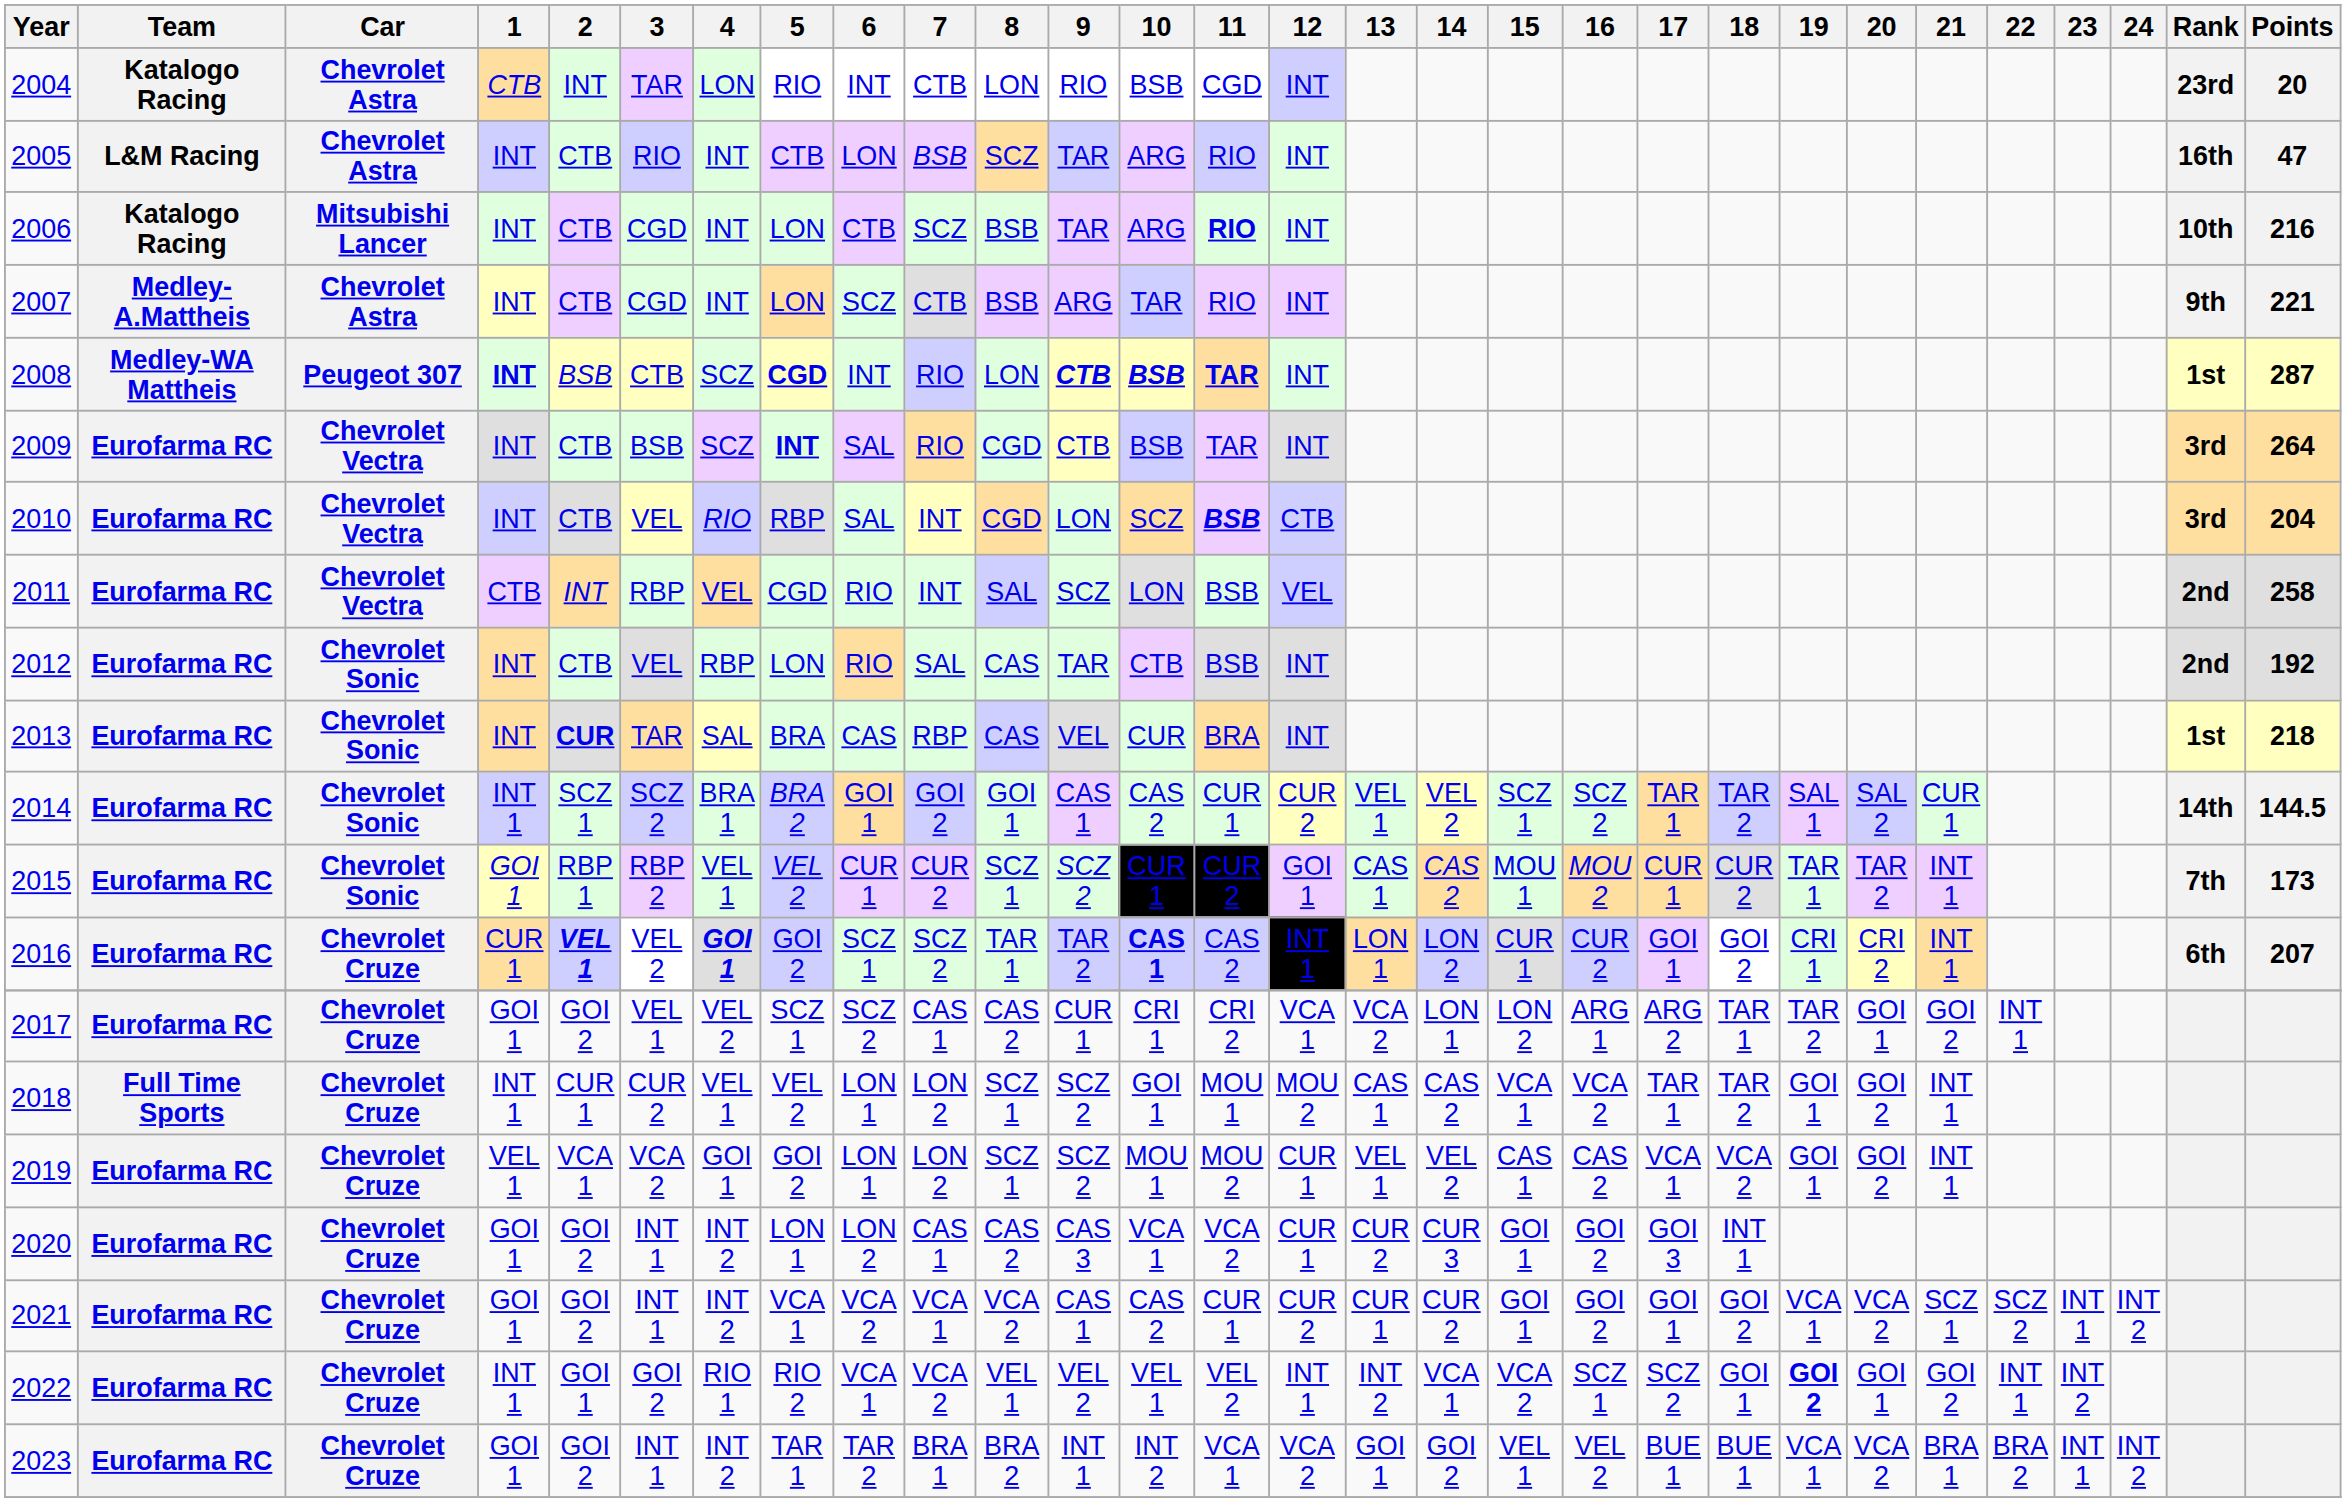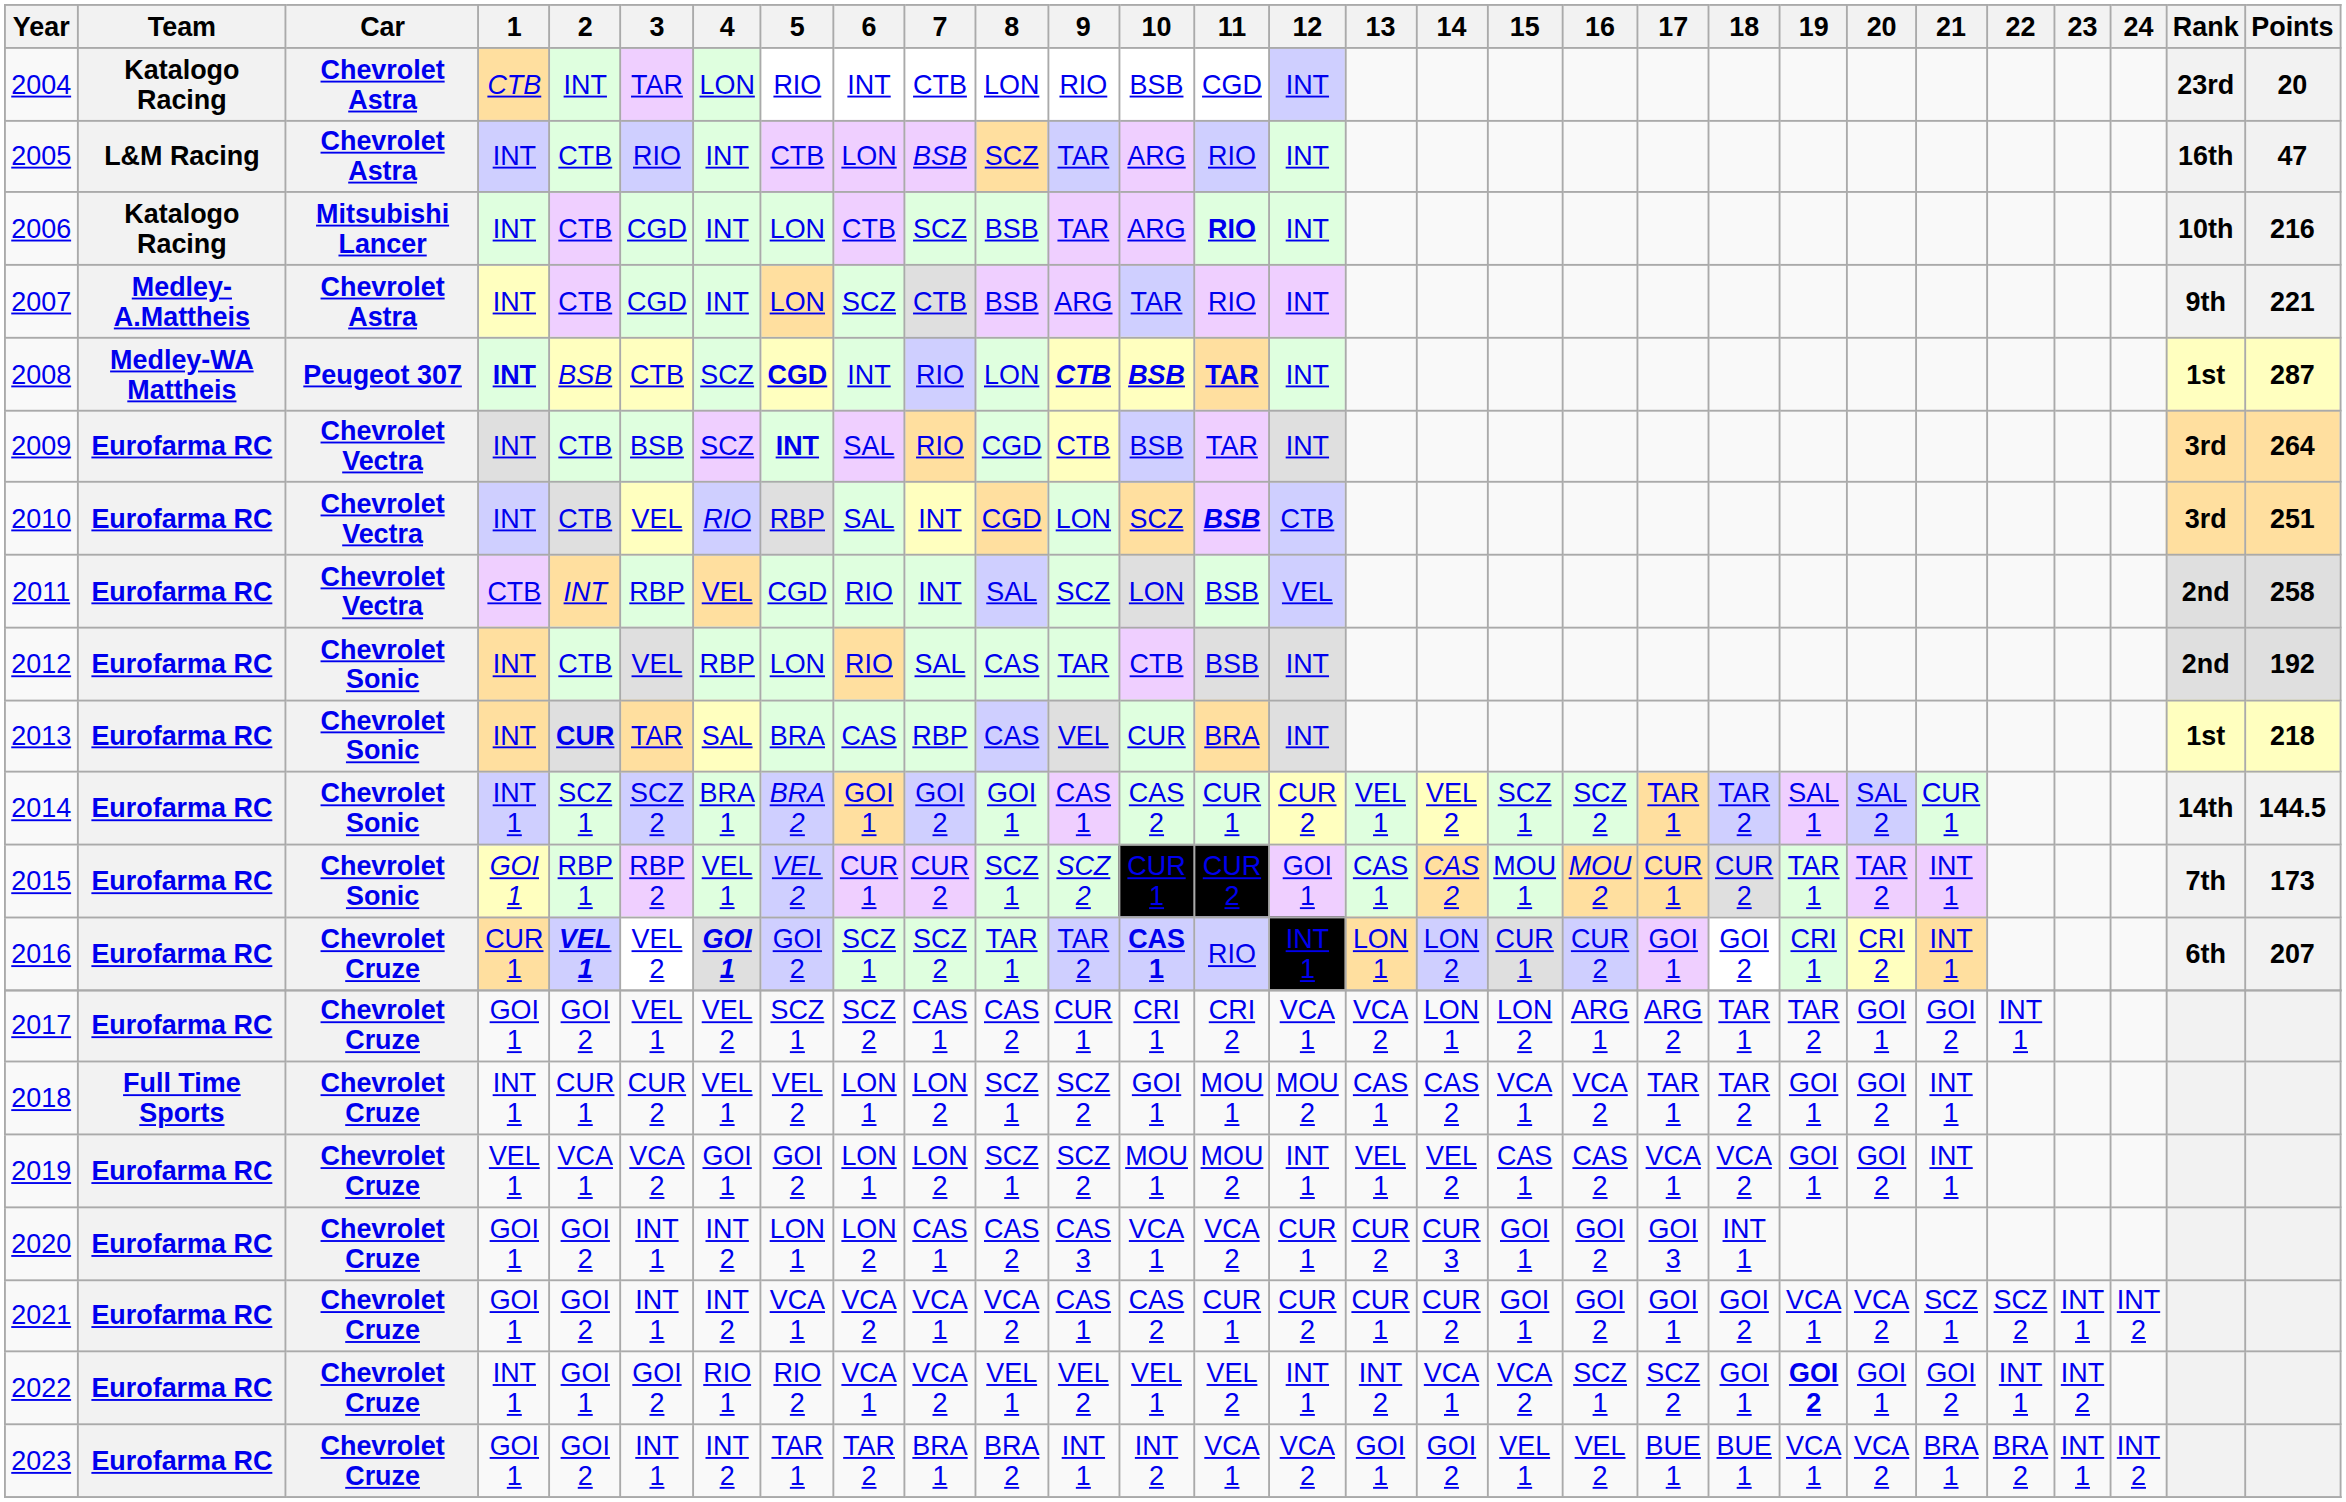(2292, 519) 204 -> (2292, 519) 251
(1232, 954) CAS 2 -> (1232, 954) RIO
(1307, 1171) CUR 1 -> (1307, 1171) INT 1
